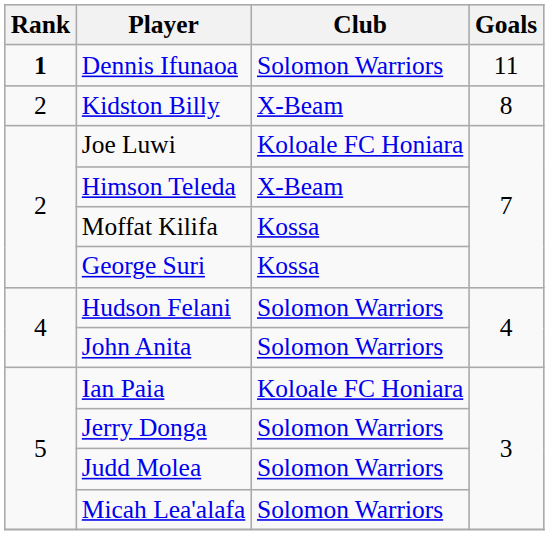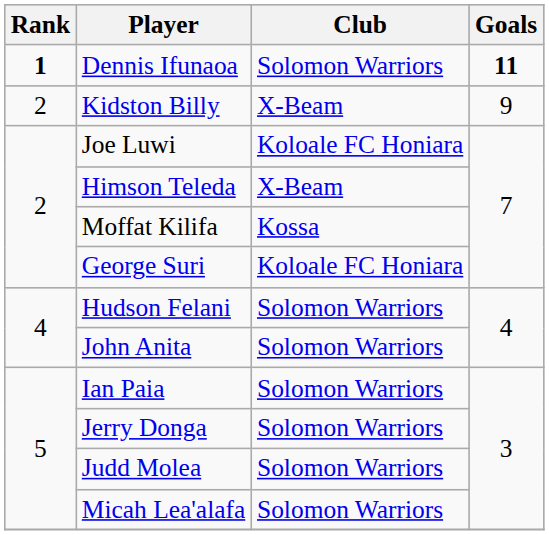(506, 65) normal -> (506, 65) bold
(506, 105) 8 -> (506, 105) 9
(288, 266) Kossa -> (360, 266) Koloale FC Honiara
(360, 387) Koloale FC Honiara -> (350, 387) Solomon Warriors
